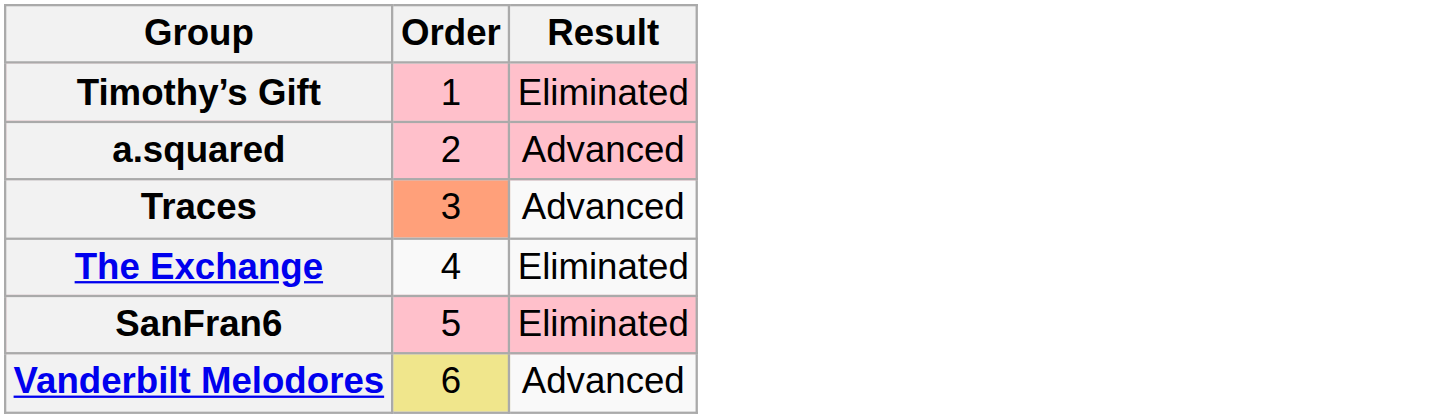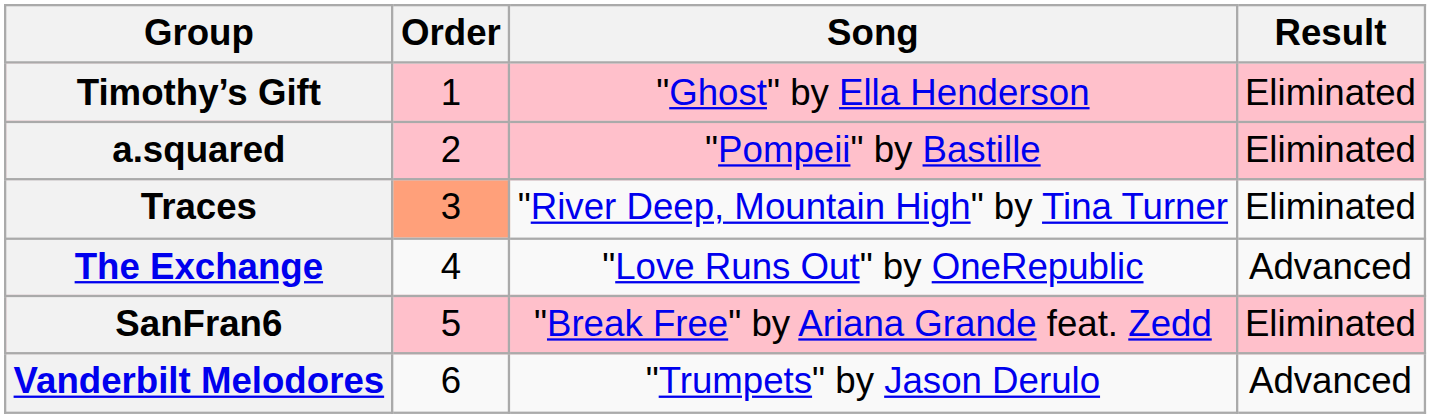+ column: (873, 33)
(603, 149) Advanced -> (1330, 149) Eliminated
(603, 207) Advanced -> (1330, 207) Eliminated
(603, 265) Eliminated -> (1330, 265) Advanced
(451, 382) khaki background -> (451, 382) no background
